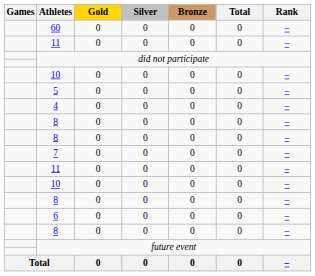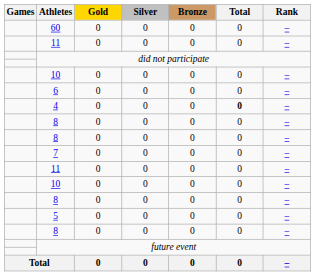rows swapped: (56, 216) <-> (56, 91)
(240, 106) normal -> (240, 106) bold
